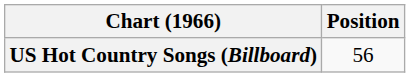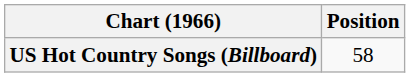(363, 54) 56 -> (363, 54) 58
